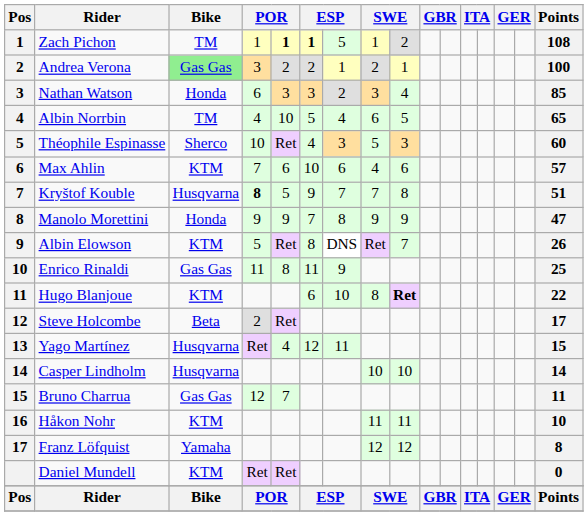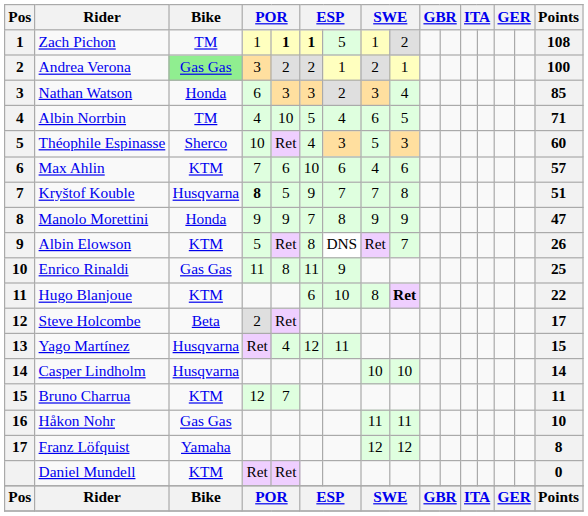(559, 118) 65 -> (559, 118) 71
(206, 396) Gas Gas -> (206, 396) KTM
(206, 421) KTM -> (206, 421) Gas Gas
